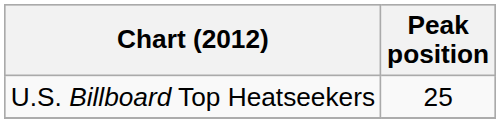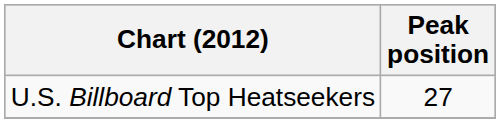(438, 96) 25 -> (438, 96) 27
